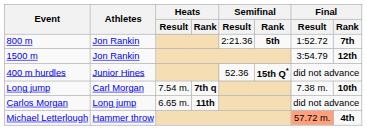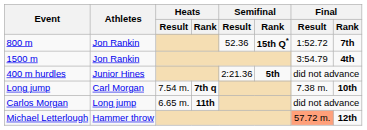(237, 42) 2:21.36 -> (237, 43) 52.36
(273, 42) 5th -> (273, 43) 15th Q*
(347, 56) 12th -> (347, 59) 4th
(237, 72) 52.36 -> (237, 74) 2:21.36
(273, 72) 15th Q* -> (273, 74) 5th
(347, 118) 4th -> (347, 118) 12th
